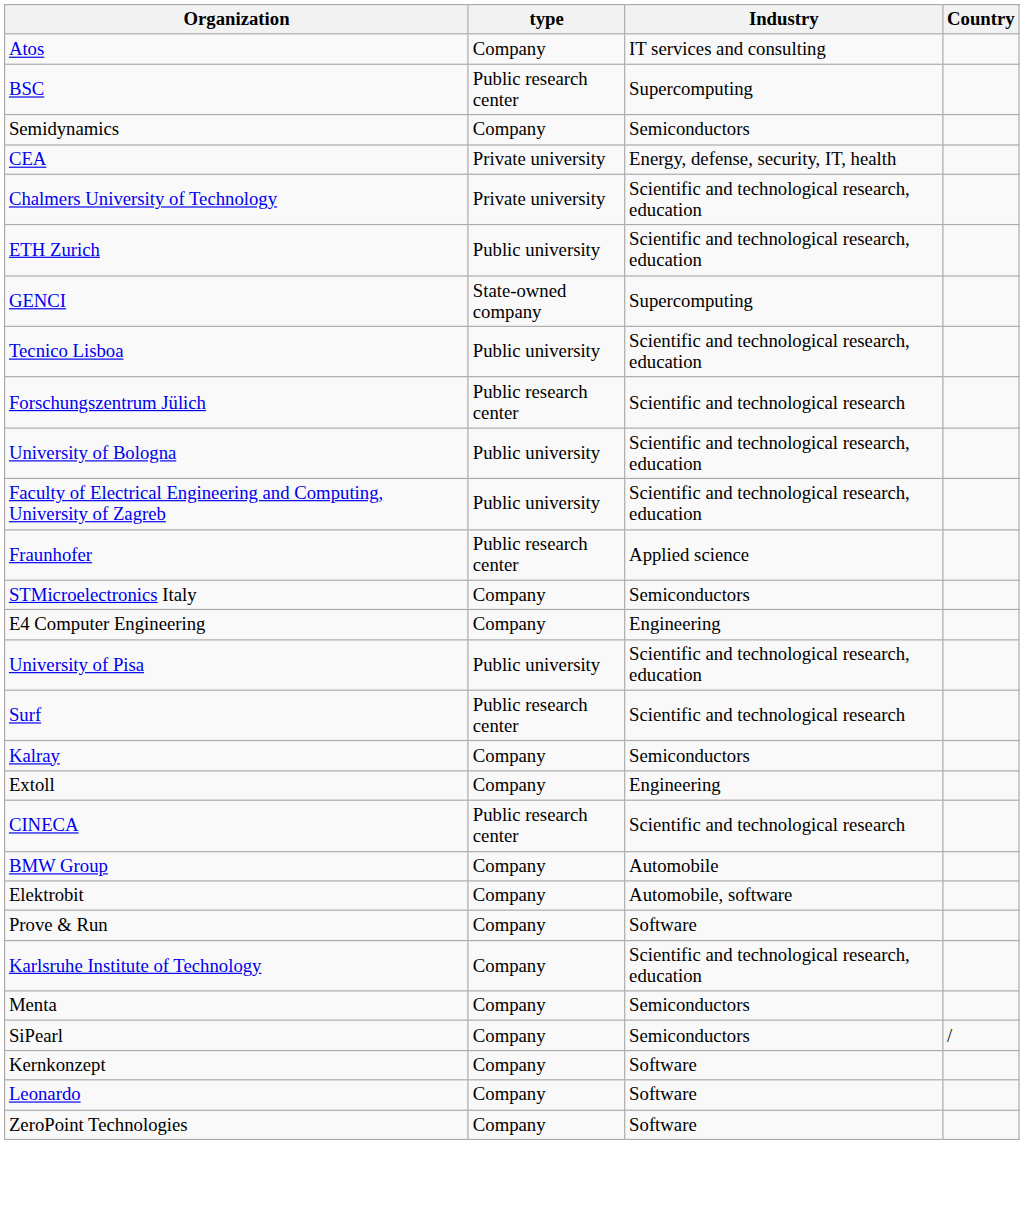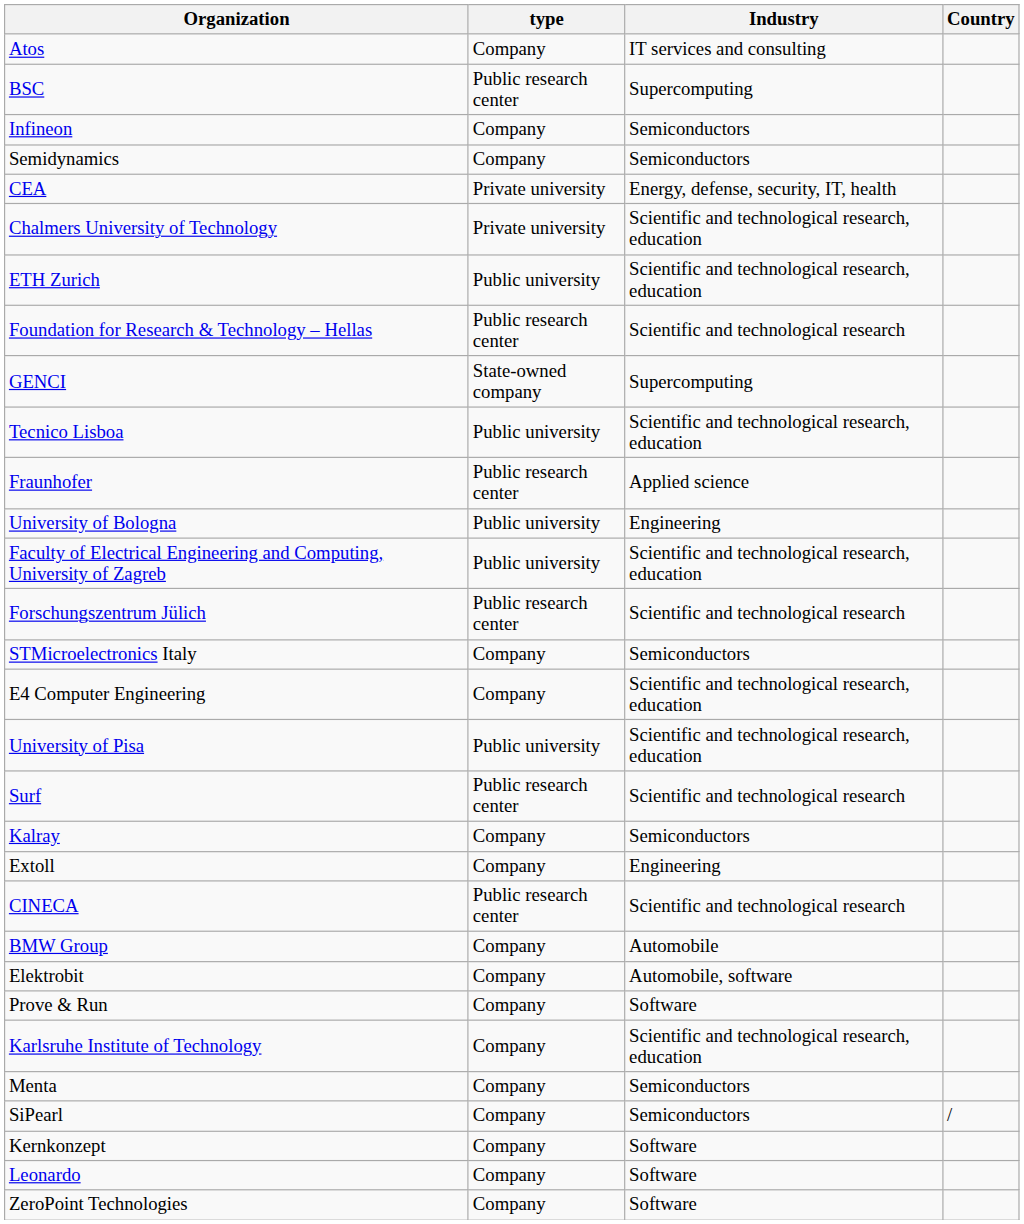+ row: (41, 129)
+ row: (191, 330)
rows swapped: (107, 402) <-> (50, 554)
(769, 453) Scientific and technological research, education -> (675, 523) Engineering
(675, 624) Engineering -> (769, 694) Scientific and technological research, education
